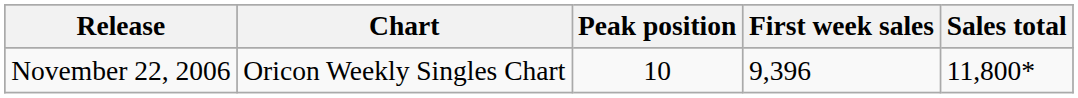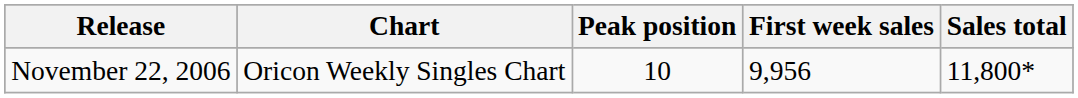(780, 69) 9,396 -> (780, 69) 9,956
